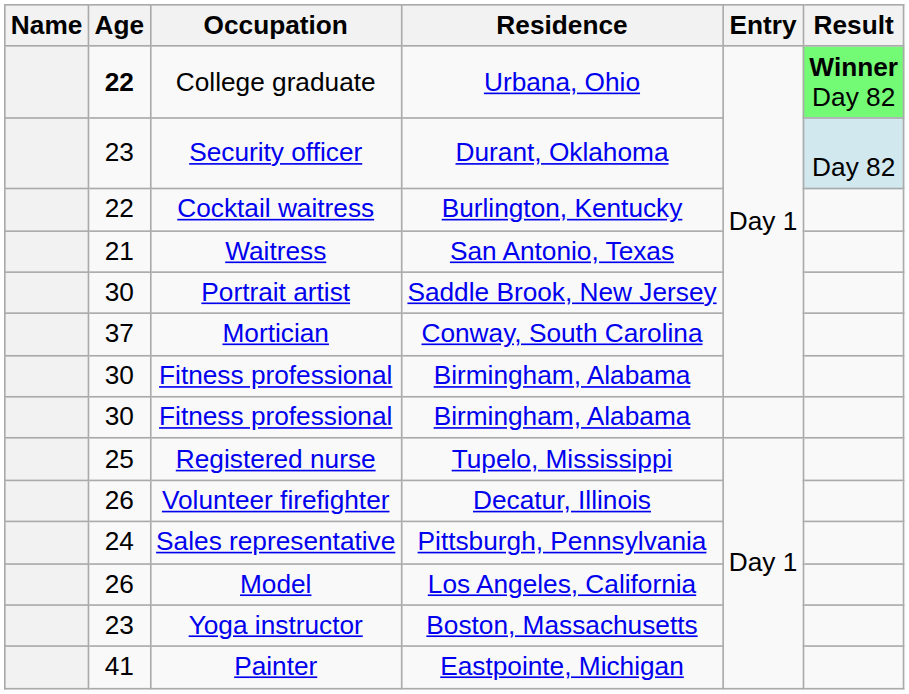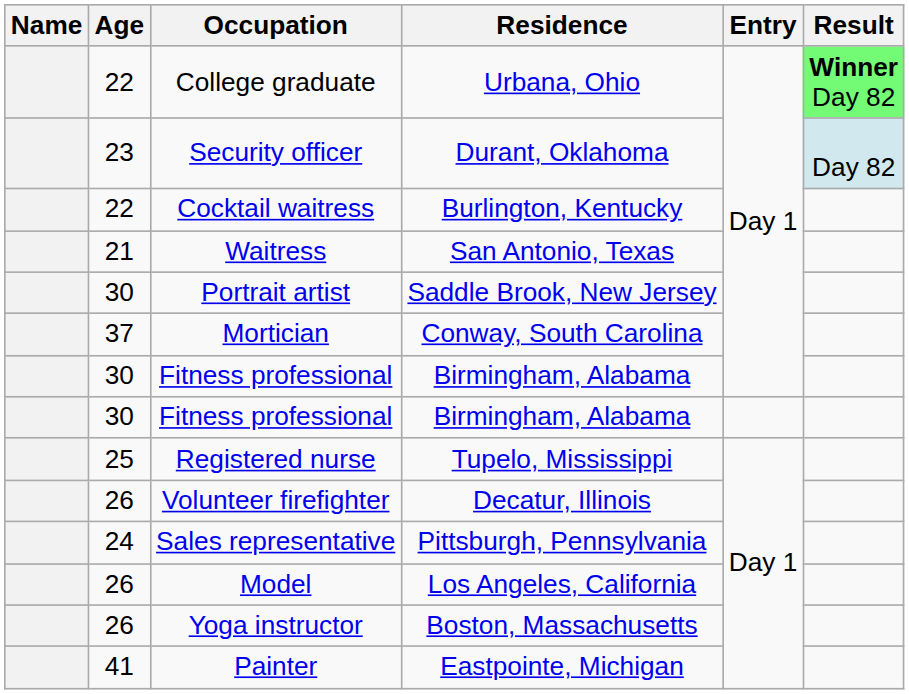(119, 81) bold -> (119, 81) normal
(119, 625) 23 -> (119, 625) 26
